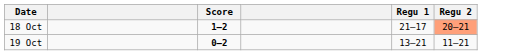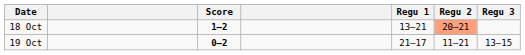+ column: (499, 12)
(413, 27) 21–17 -> (413, 27) 13–21
(413, 42) 13–21 -> (413, 42) 21–17
